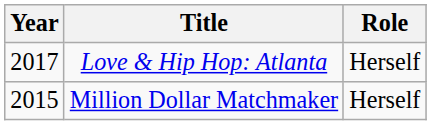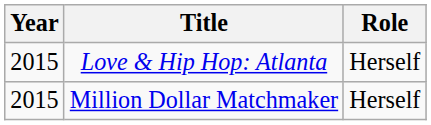(34, 61) 2017 -> (34, 61) 2015
